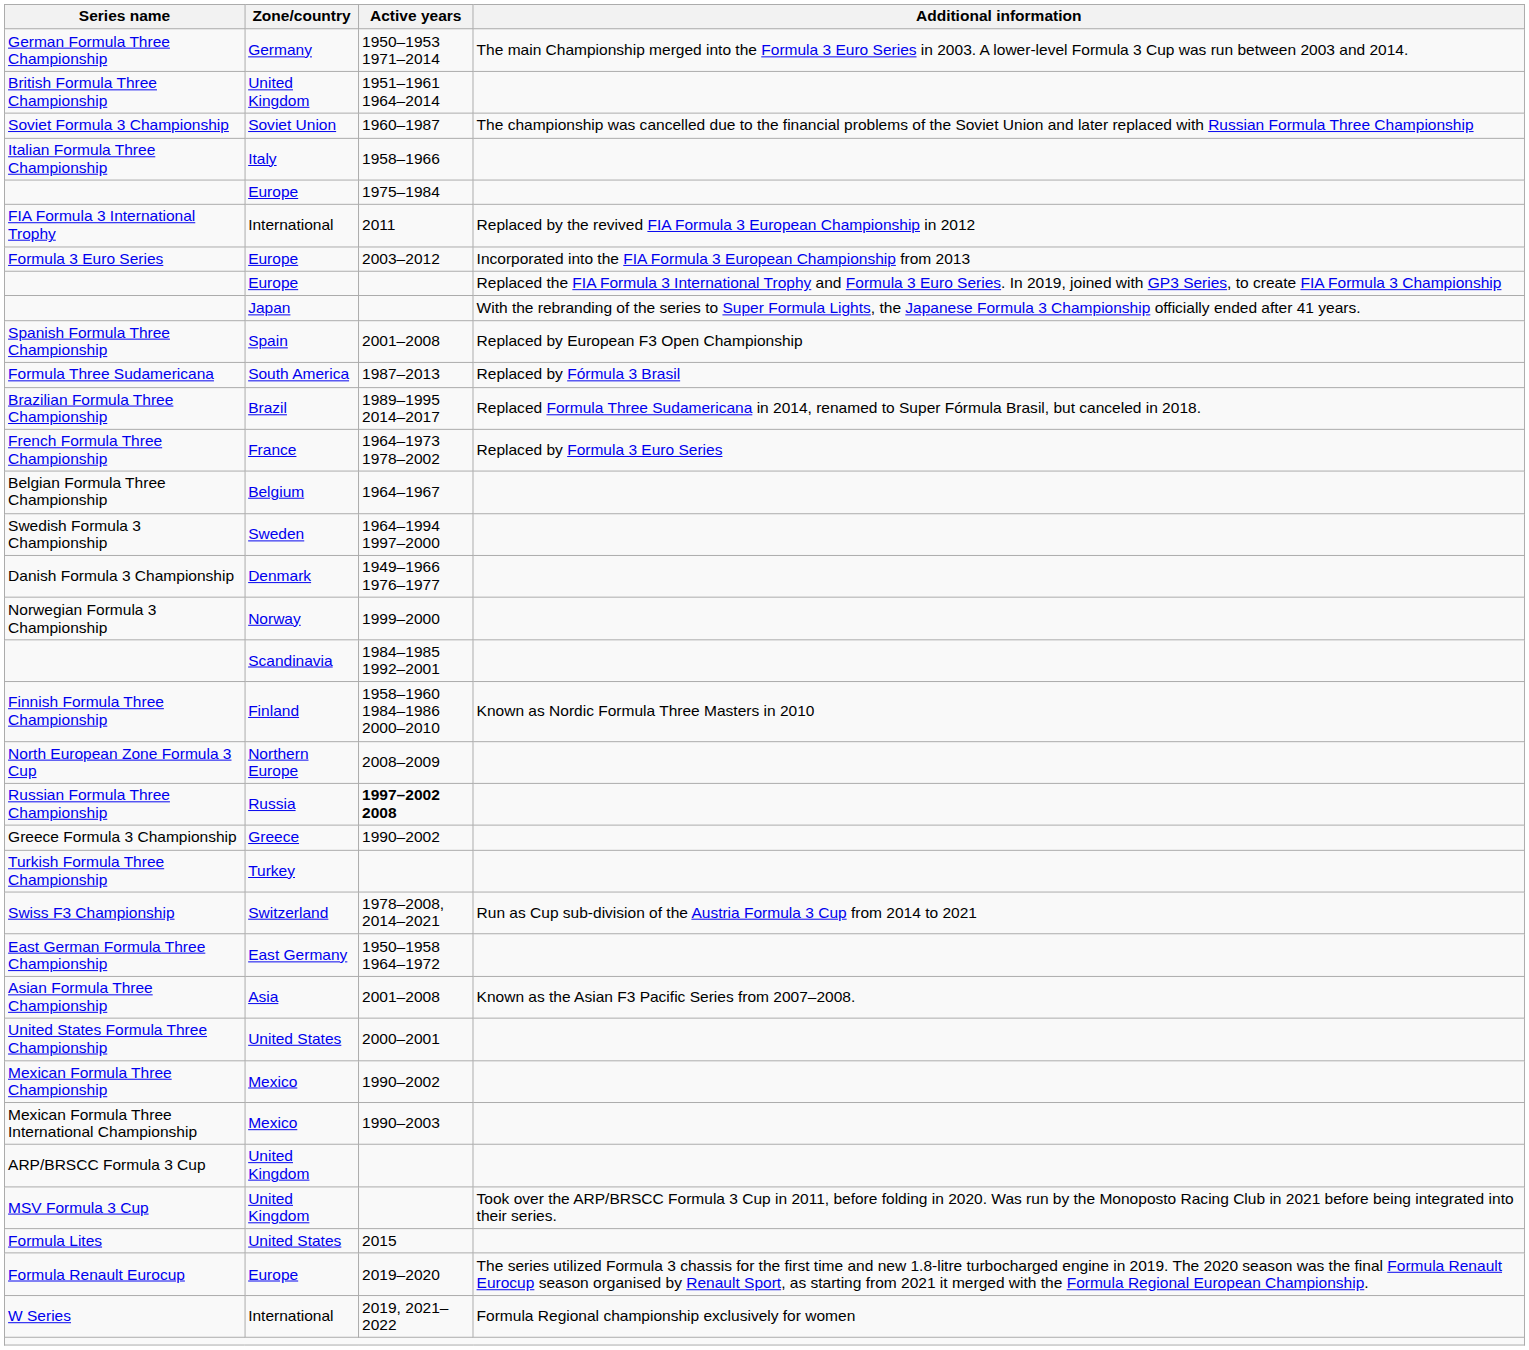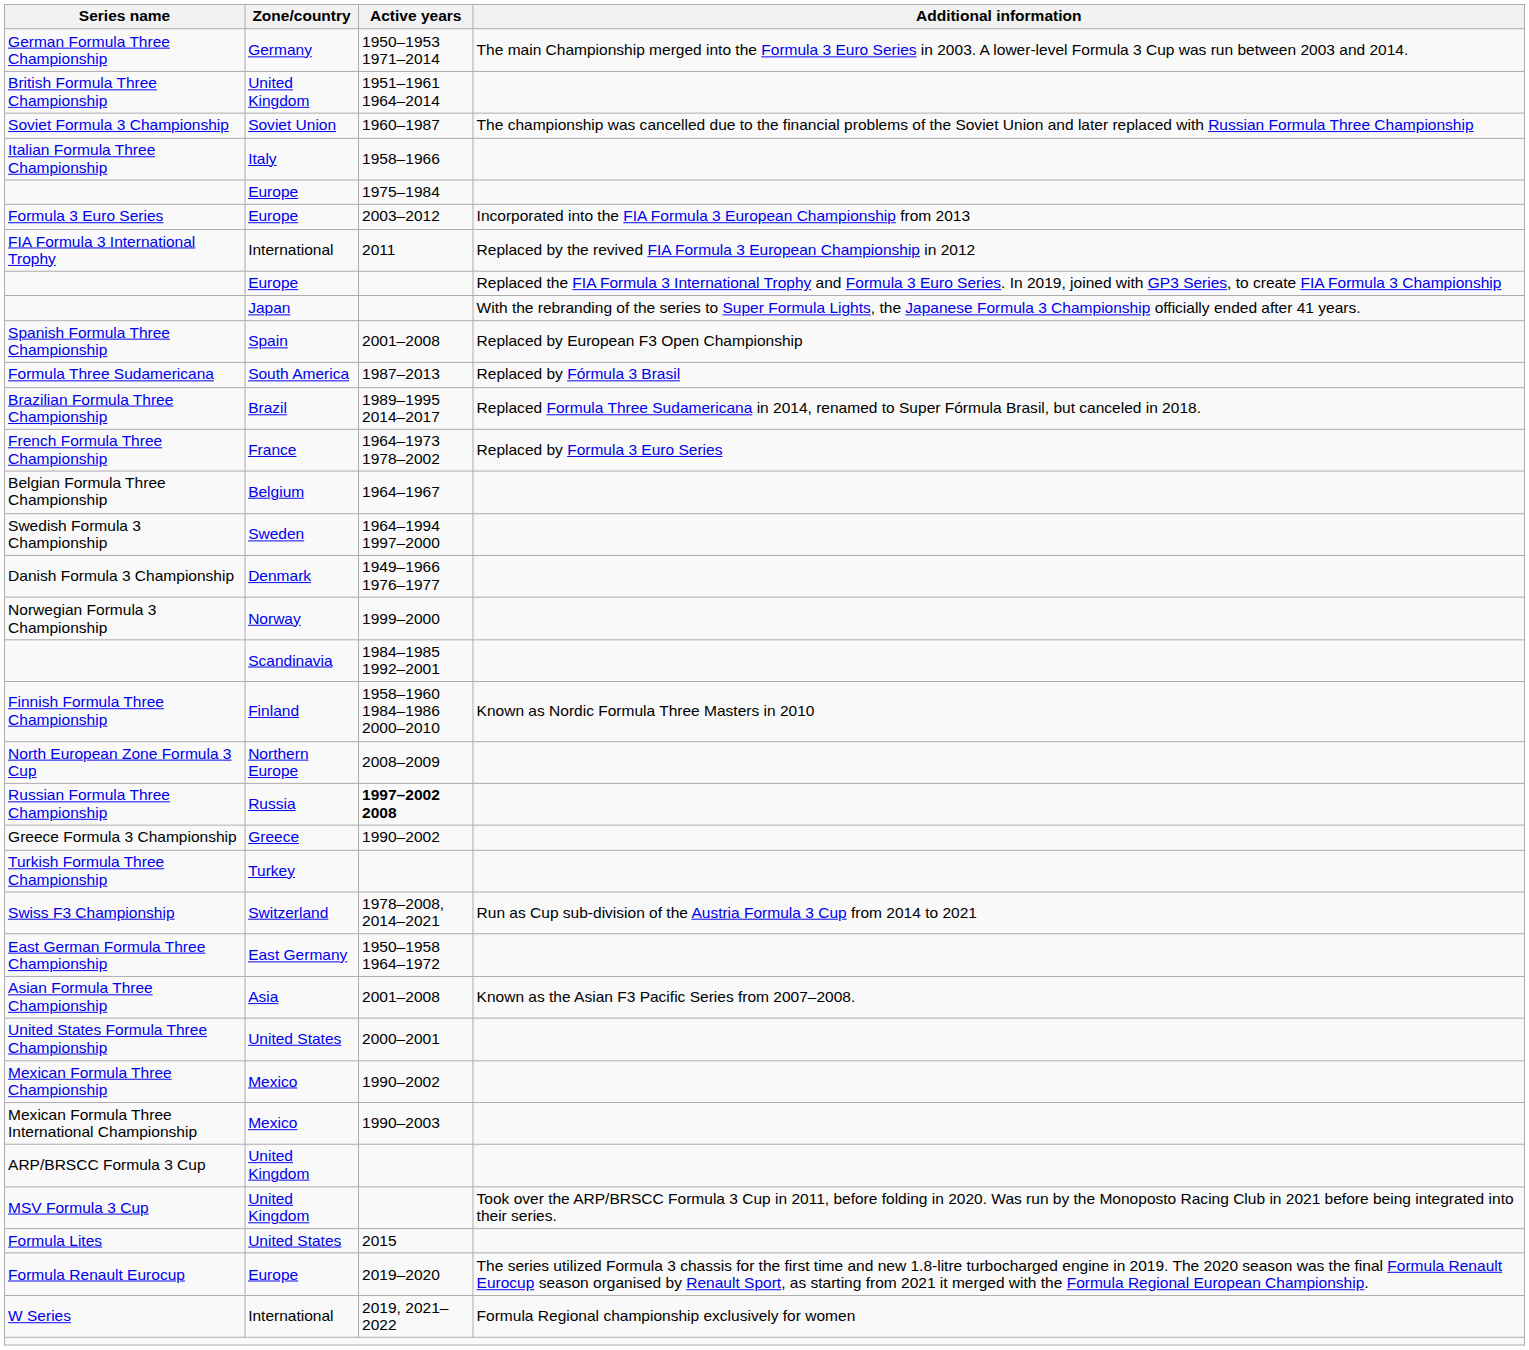rows swapped: (86, 258) <-> (102, 225)
